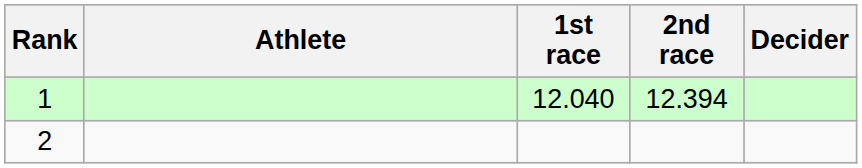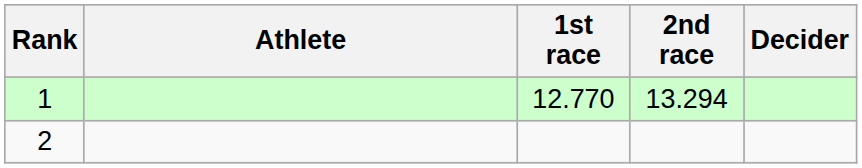(573, 98) 12.040 -> (573, 98) 12.770
(687, 98) 12.394 -> (687, 98) 13.294
